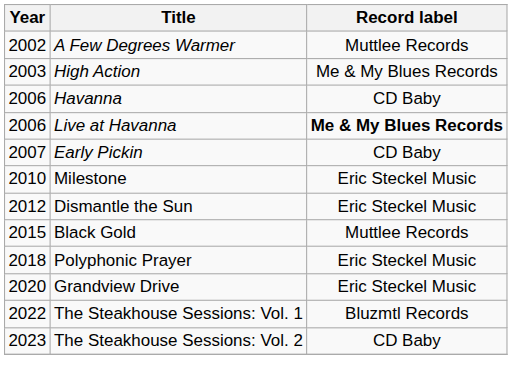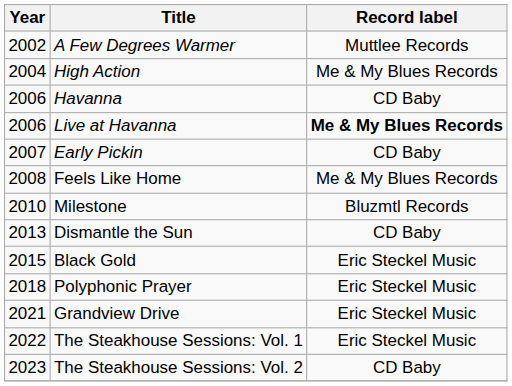(27, 71) 2003 -> (27, 71) 2004
+ row: (118, 179)
(407, 179) Eric Steckel Music -> (407, 206) Bluzmtl Records
(27, 206) 2012 -> (27, 233) 2013
(407, 206) Eric Steckel Music -> (407, 233) CD Baby
(407, 233) Muttlee Records -> (407, 260) Eric Steckel Music
(27, 286) 2020 -> (27, 313) 2021
(407, 313) Bluzmtl Records -> (407, 340) Eric Steckel Music
